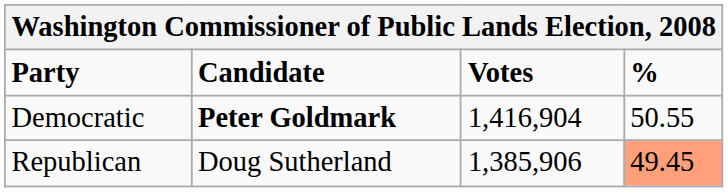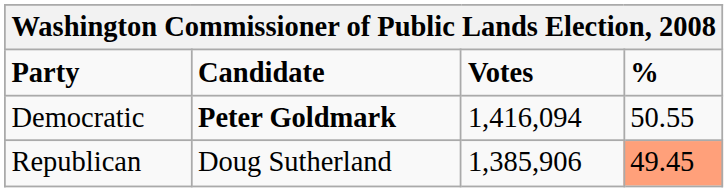(525, 117) 1,416,904 -> (525, 117) 1,416,094
